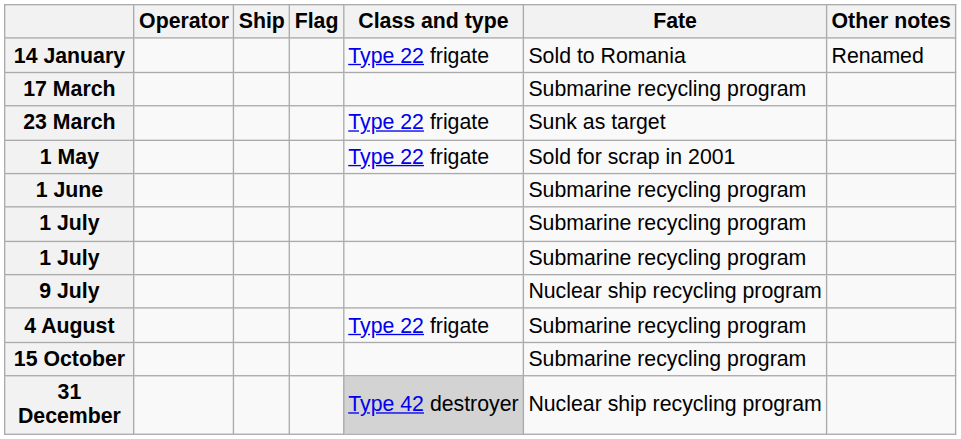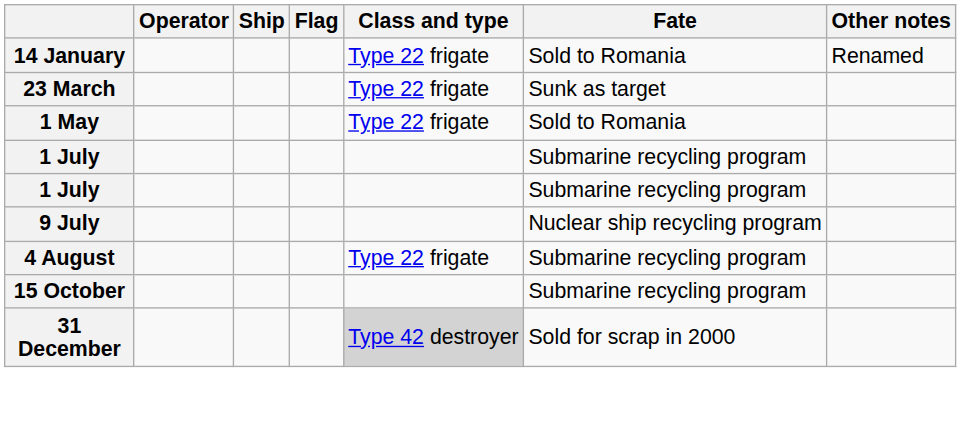- row: (69, 88)
(632, 156) Sold for scrap in 2001 -> (607, 122) Sold to Romania
- row: (69, 190)
(675, 404) Nuclear ship recycling program -> (632, 337) Sold for scrap in 2000
